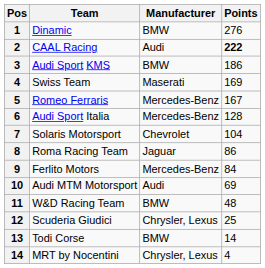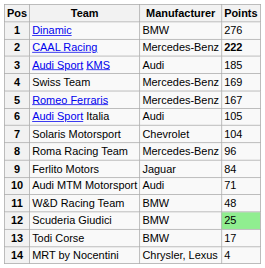(153, 48) Audi -> (181, 48) Mercedes-Benz
(156, 65) BMW -> (153, 65) Audi
(233, 65) 186 -> (233, 65) 185
(163, 83) Maserati -> (181, 83) Mercedes-Benz
(181, 117) Mercedes-Benz -> (153, 117) Audi
(233, 117) 128 -> (233, 117) 105
(159, 152) Jaguar -> (181, 152) Mercedes-Benz
(230, 152) 86 -> (230, 152) 96
(181, 169) Mercedes-Benz -> (159, 169) Jaguar
(230, 186) 69 -> (230, 186) 71
(180, 221) Chrysler, Lexus -> (156, 221) BMW
(230, 221) no background -> (230, 221) lightgreen background
(230, 238) 14 -> (230, 238) 17
